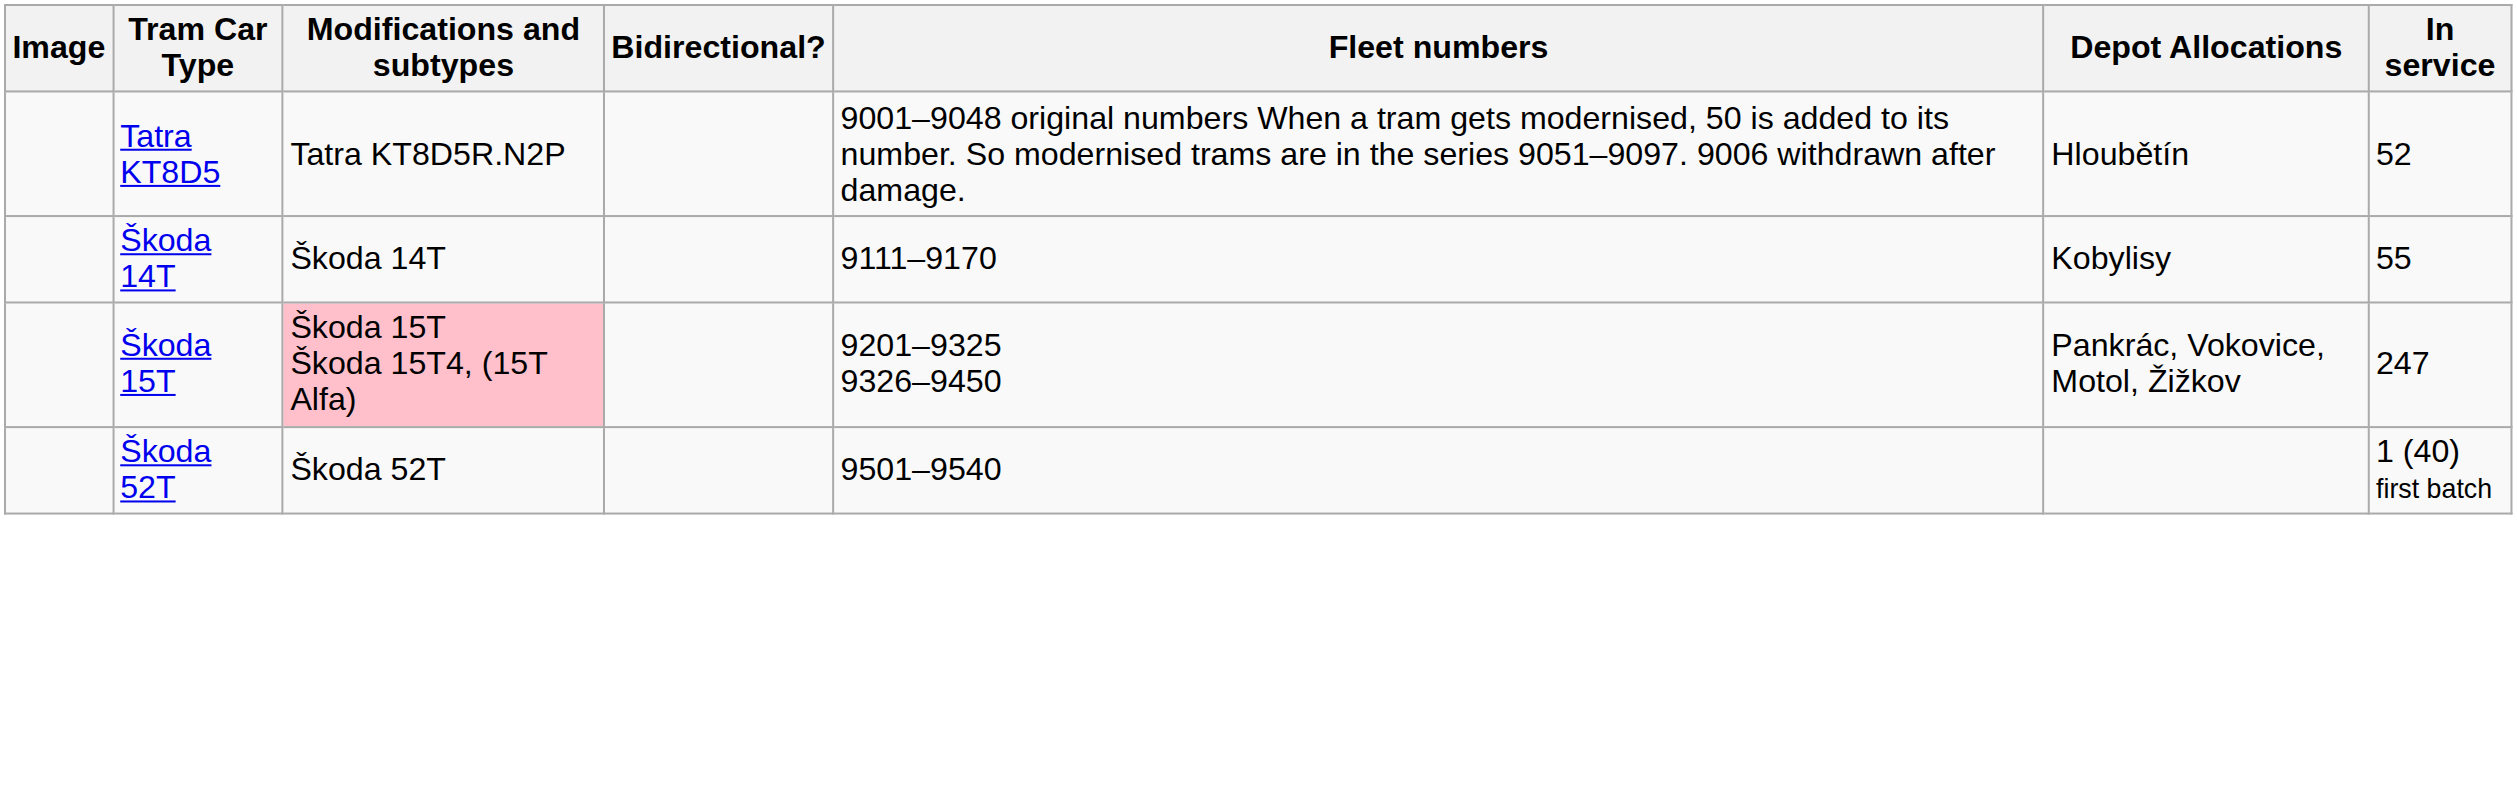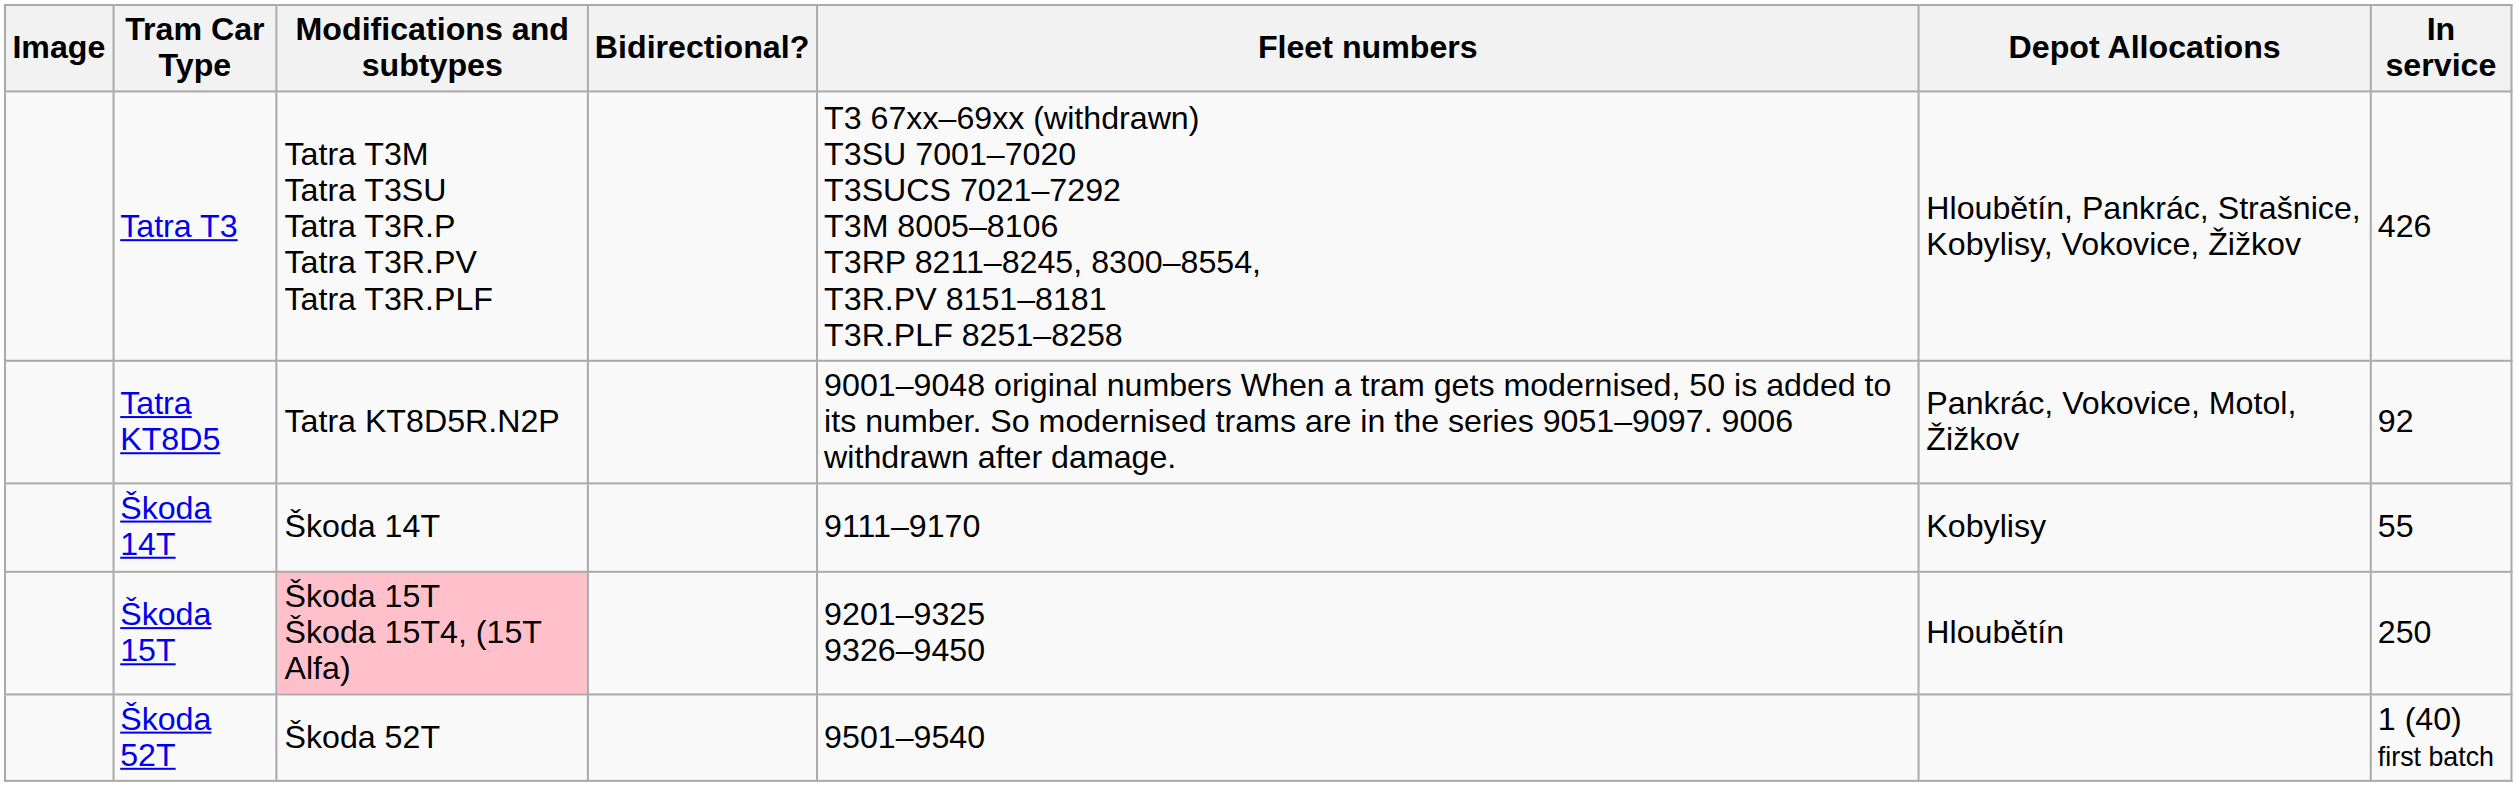+ row: (179, 225)
(2120, 153) Hloubětín -> (2111, 421) Pankrác, Vokovice, Motol, Žižkov
(2394, 153) 52 -> (2396, 421) 92
(2188, 363) Pankrác, Vokovice, Motol, Žižkov -> (1995, 631) Hloubětín
(2403, 363) 247 -> (2405, 631) 250
